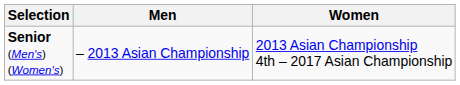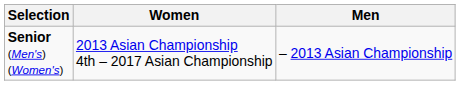columns swapped: (163, 15) <-> (354, 15)
